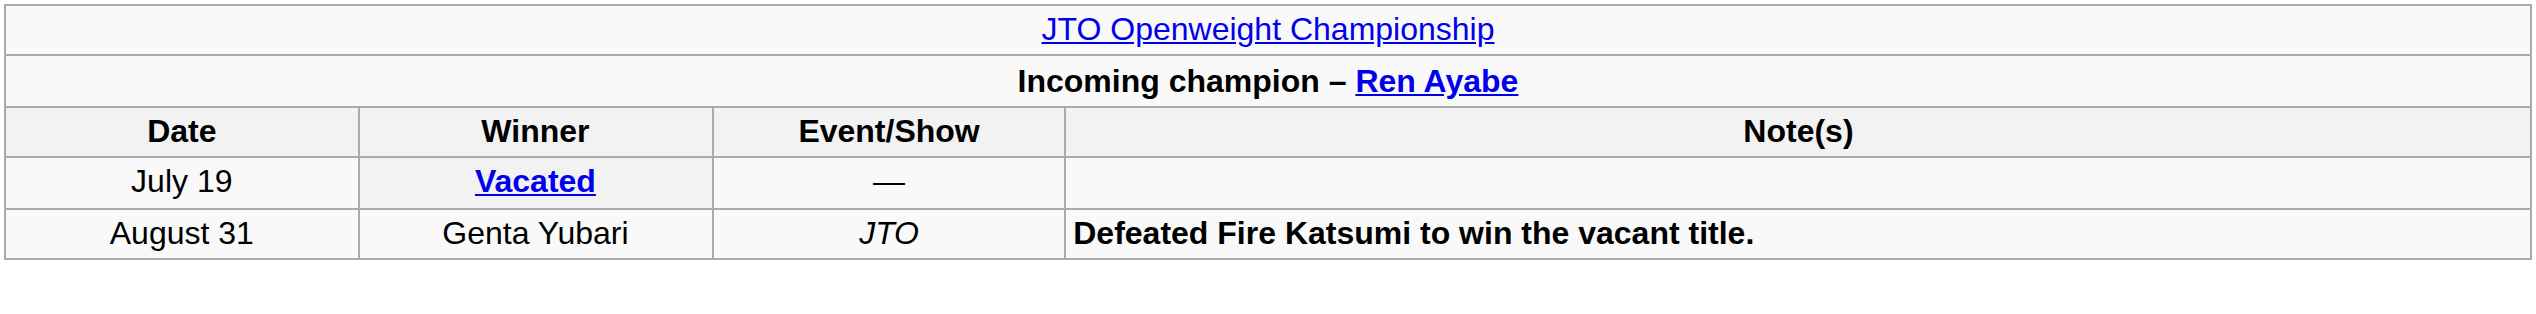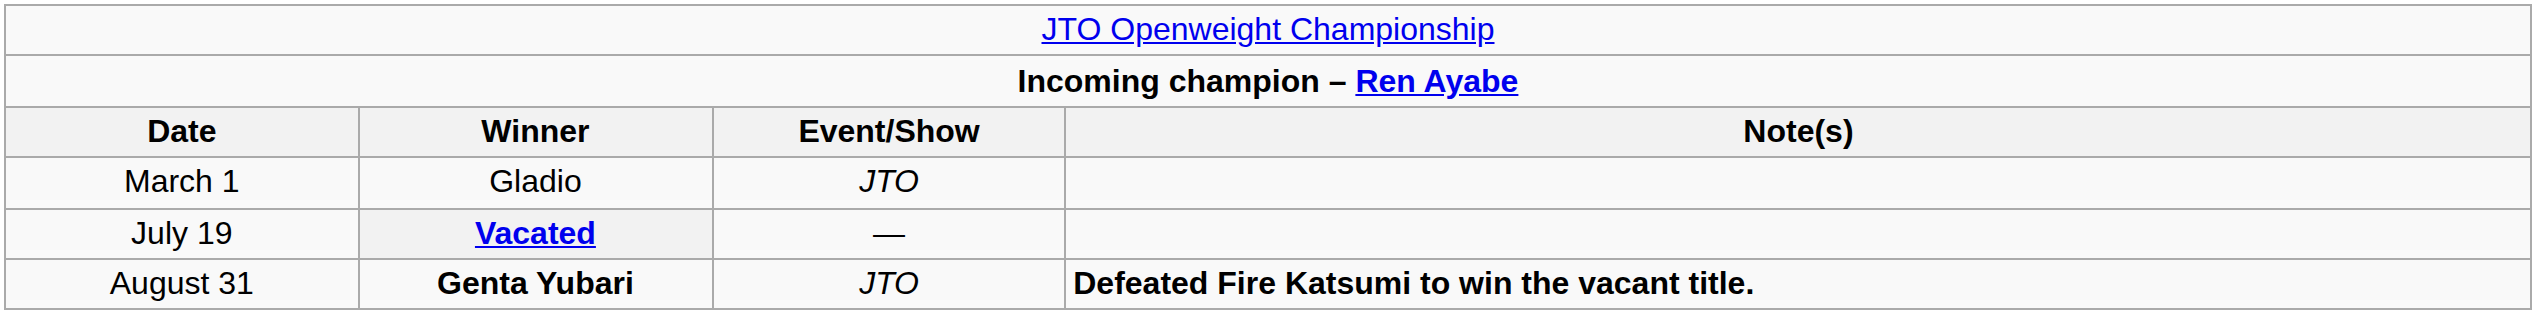+ row: (182, 182)
(535, 232) normal -> (535, 283) bold
